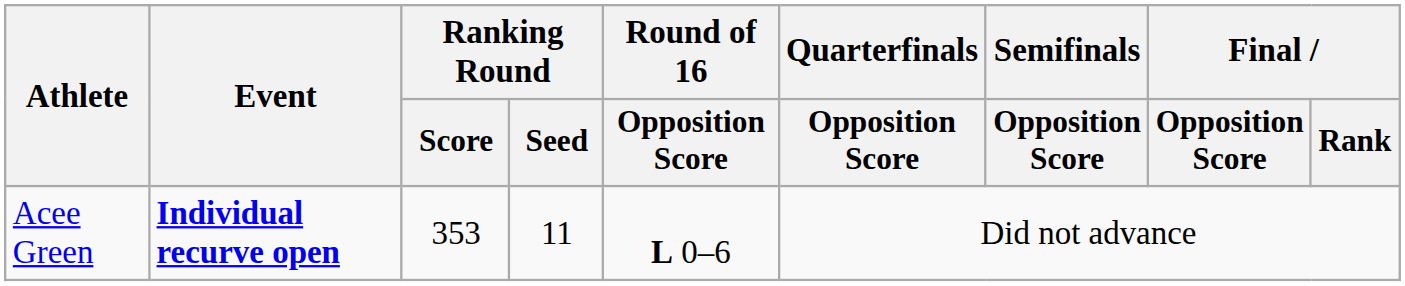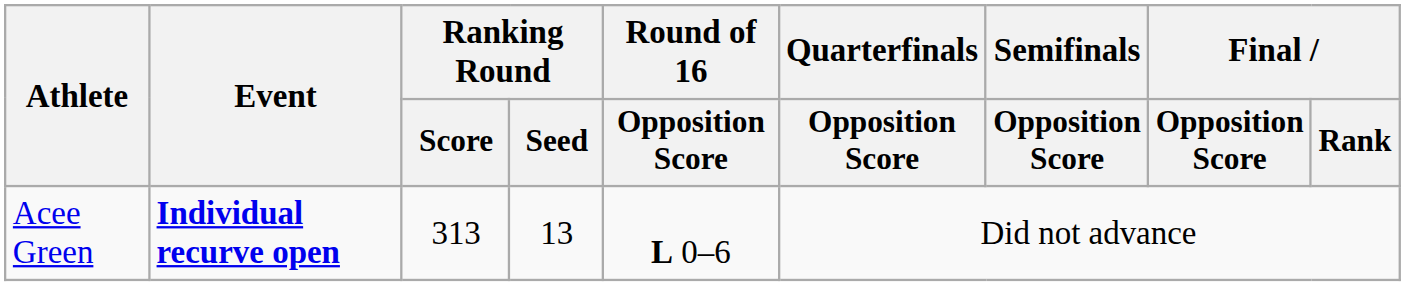(456, 232) 353 -> (456, 232) 313
(557, 232) 11 -> (557, 232) 13
